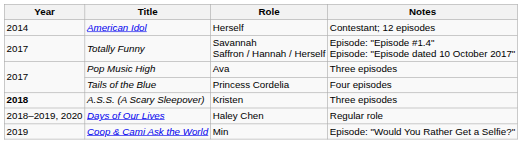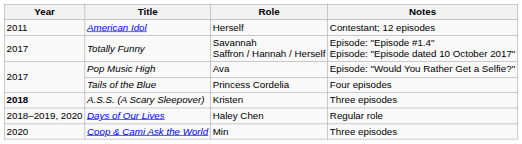(17, 27) 2014 -> (17, 27) 2011
(363, 69) Three episodes -> (422, 69) Episode: "Would You Rather Get a Selfie?"
(17, 131) 2019 -> (17, 131) 2020
(422, 131) Episode: "Would You Rather Get a Selfie?" -> (363, 131) Three episodes
